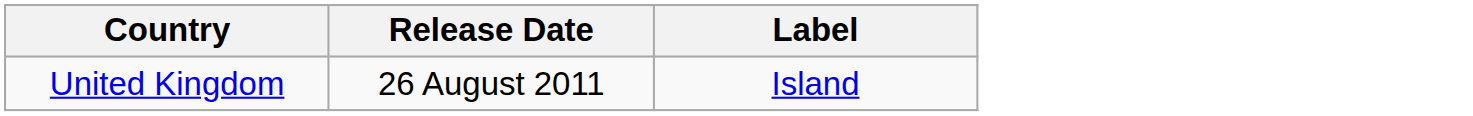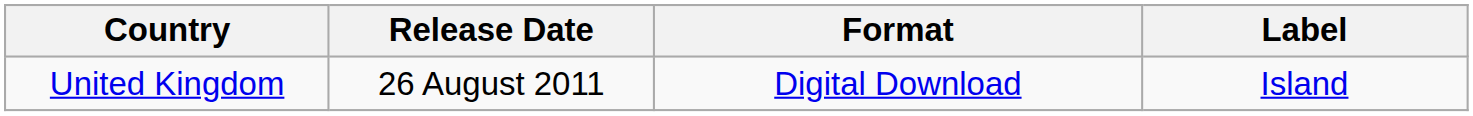+ column: (898, 30)
